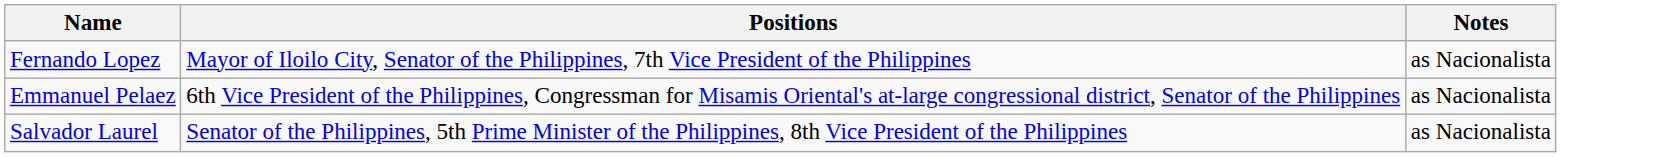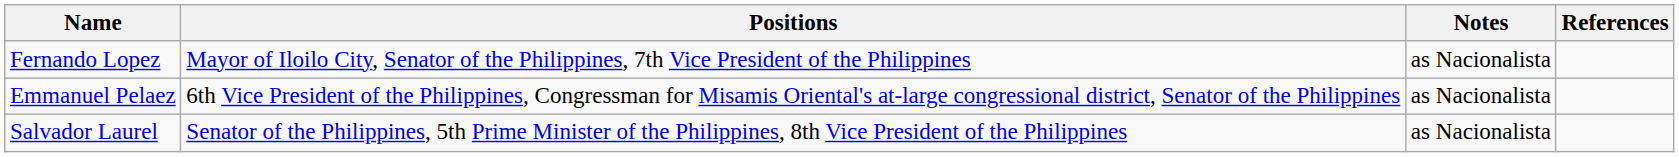+ column: (1615, 22)
